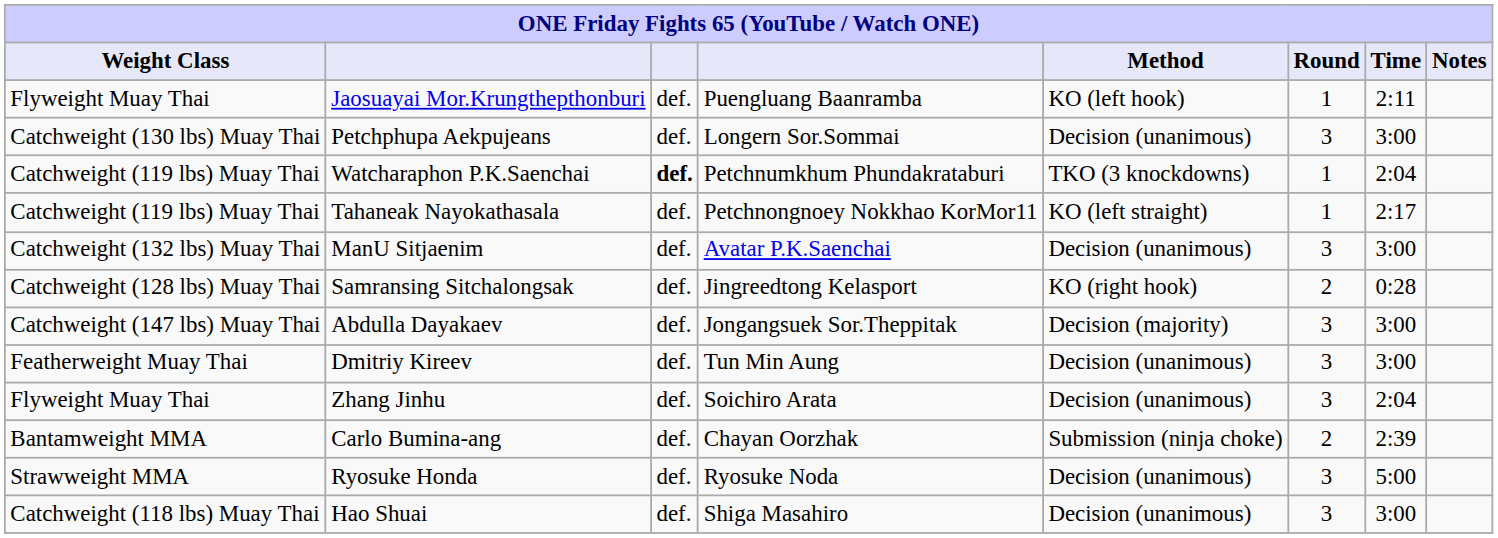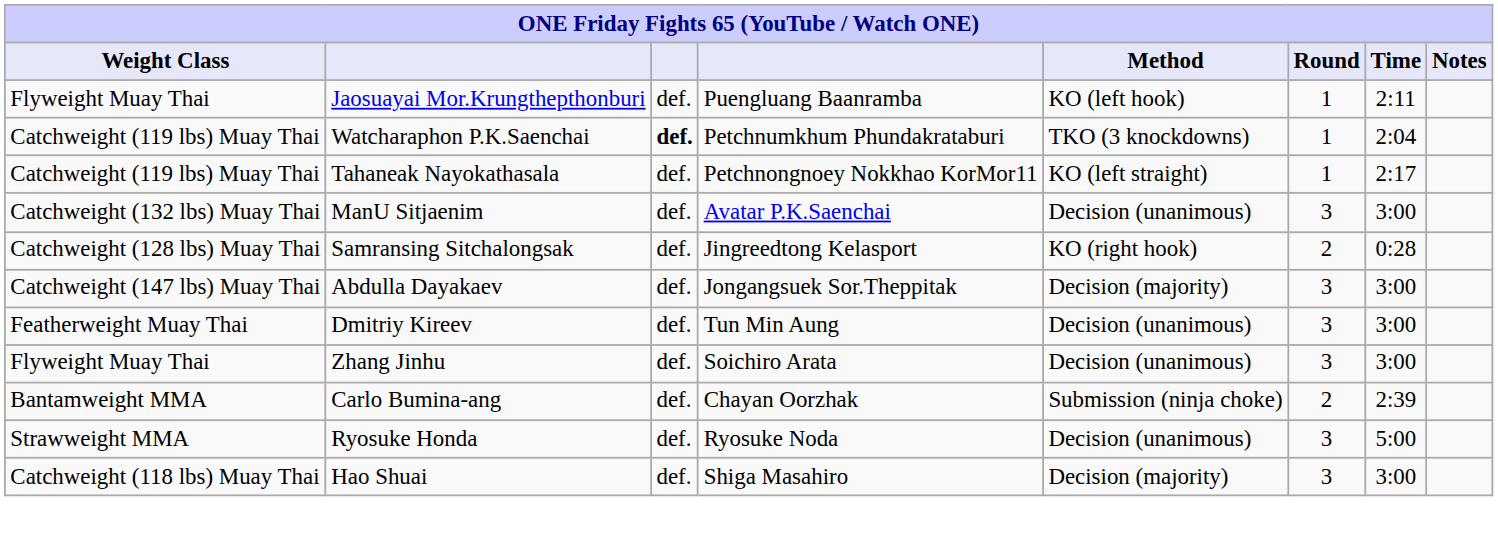- row: (441, 136)
(1396, 400) 2:04 -> (1396, 362) 3:00
(1150, 514) Decision (unanimous) -> (1138, 476) Decision (majority)
